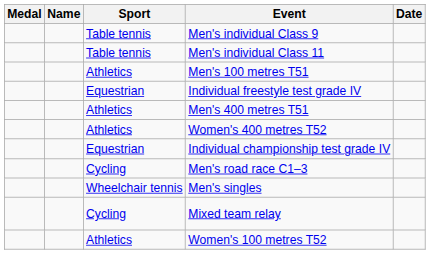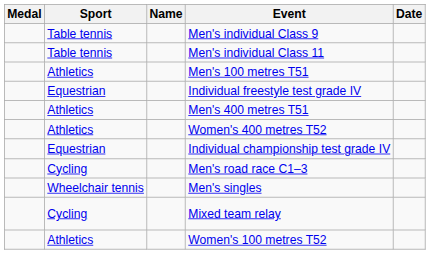columns swapped: (64, 14) <-> (134, 14)
